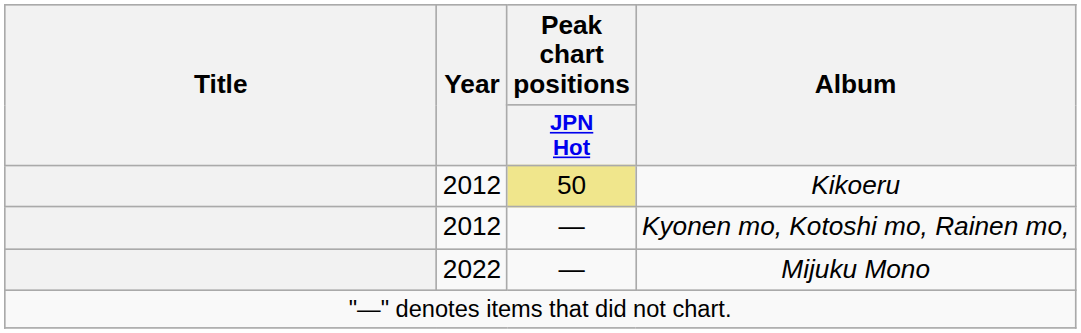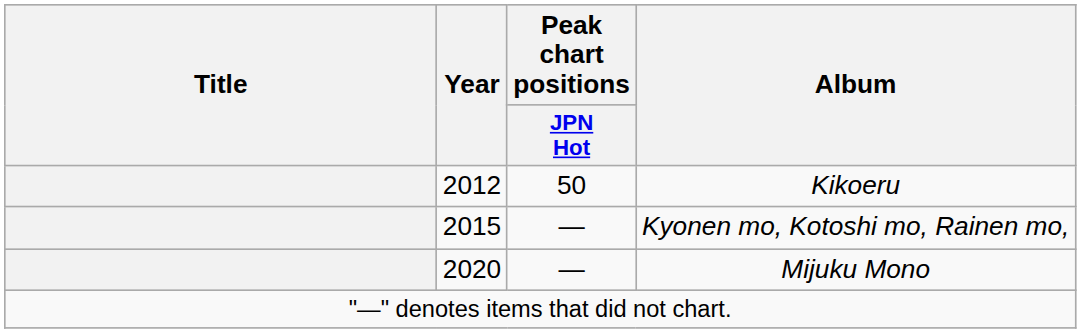(572, 185) khaki background -> (572, 185) no background
(472, 227) 2012 -> (472, 227) 2015
(472, 268) 2022 -> (472, 268) 2020
